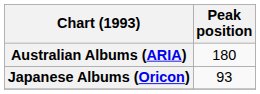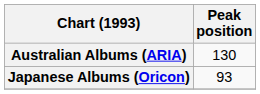(224, 54) 180 -> (224, 54) 130
